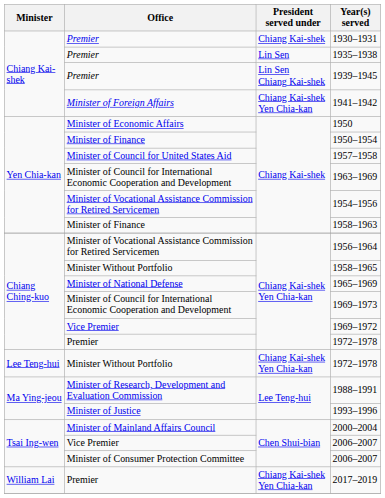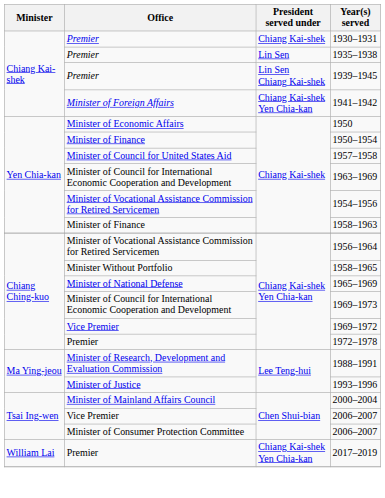- row: (120, 363)
